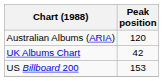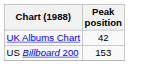- row: (61, 38)
